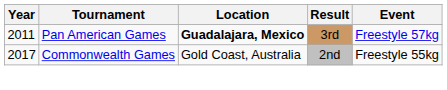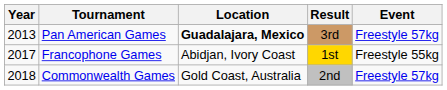(21, 35) 2011 -> (22, 35) 2013
+ row: (102, 55)
(22, 55) 2017 -> (22, 75) 2018
(397, 55) Freestyle 55kg -> (397, 75) Freestyle 57kg
